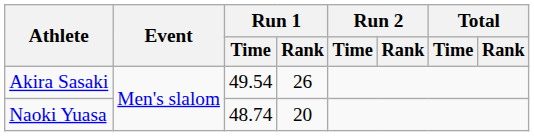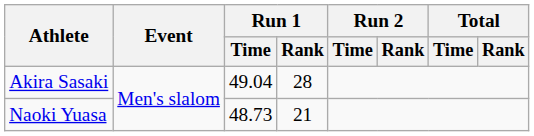(251, 82) 49.54 -> (251, 82) 49.04
(303, 82) 26 -> (303, 82) 28
(251, 114) 48.74 -> (251, 114) 48.73
(303, 114) 20 -> (303, 114) 21
